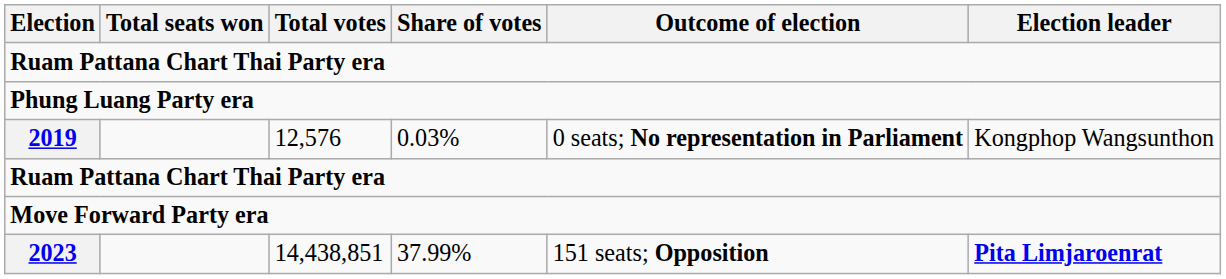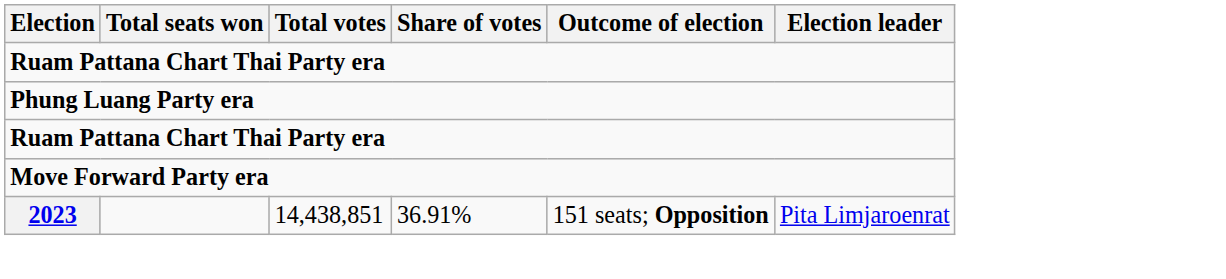- row: (53, 138)
(434, 253) 37.99% -> (434, 215) 36.91%
(1068, 253) bold -> (865, 215) normal
